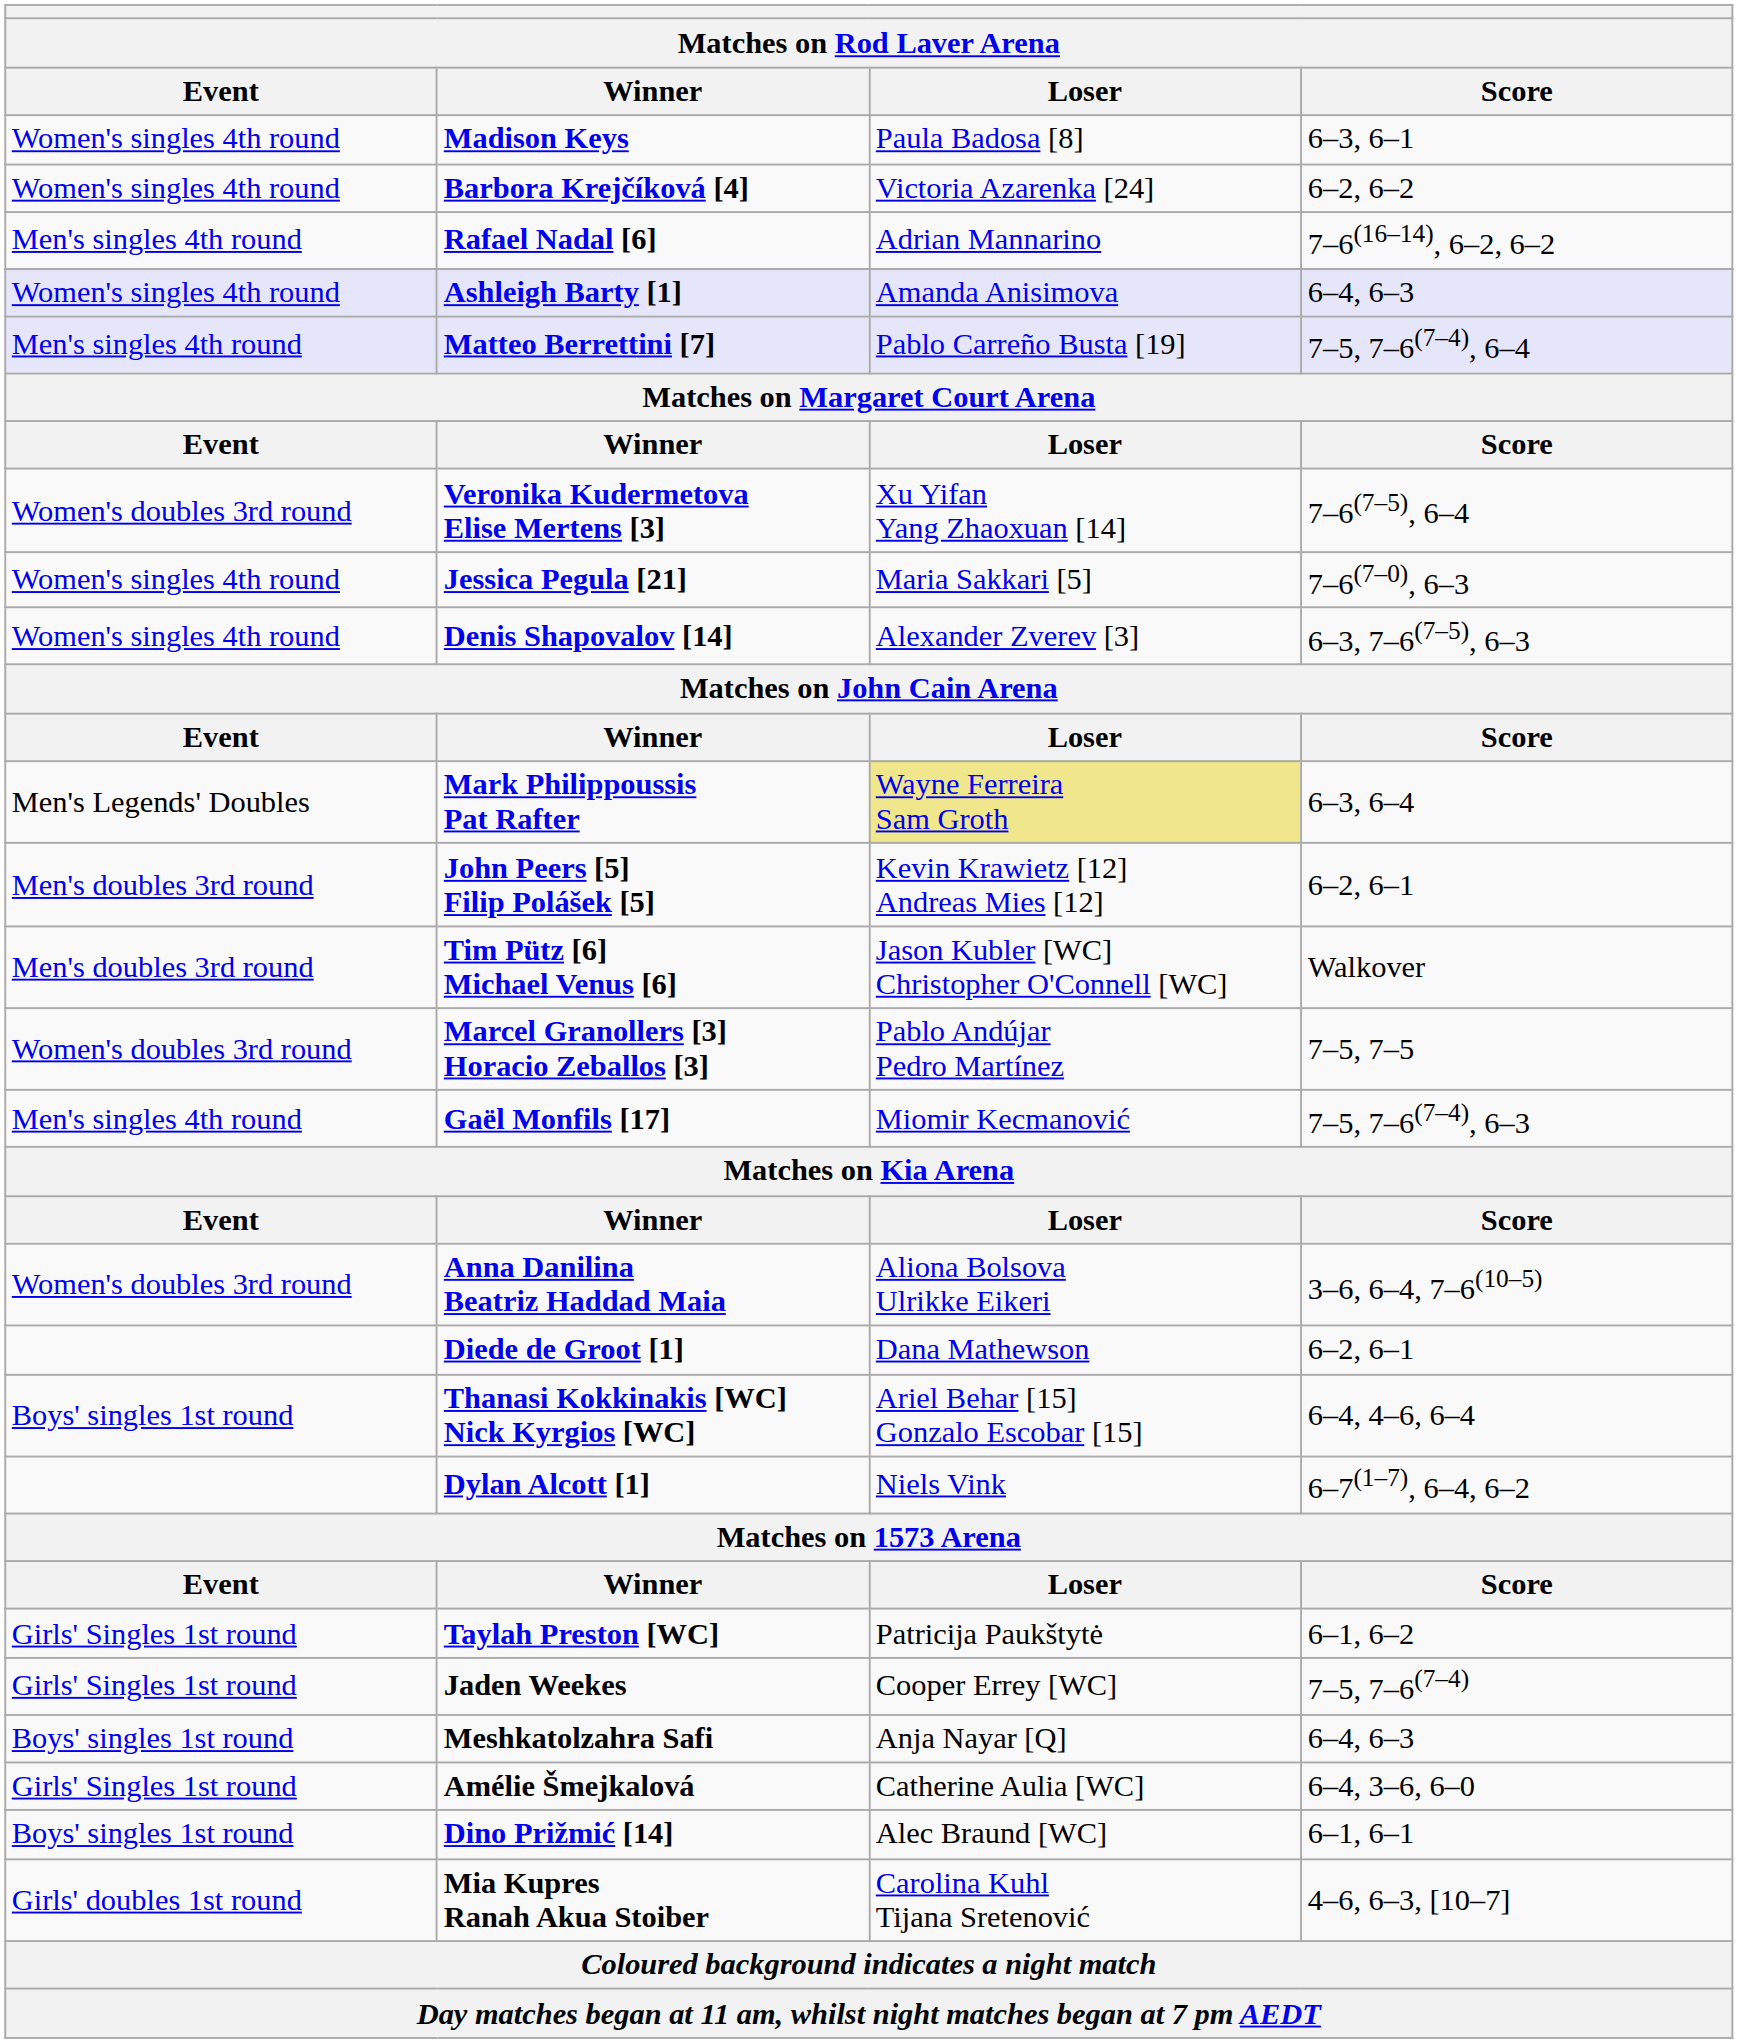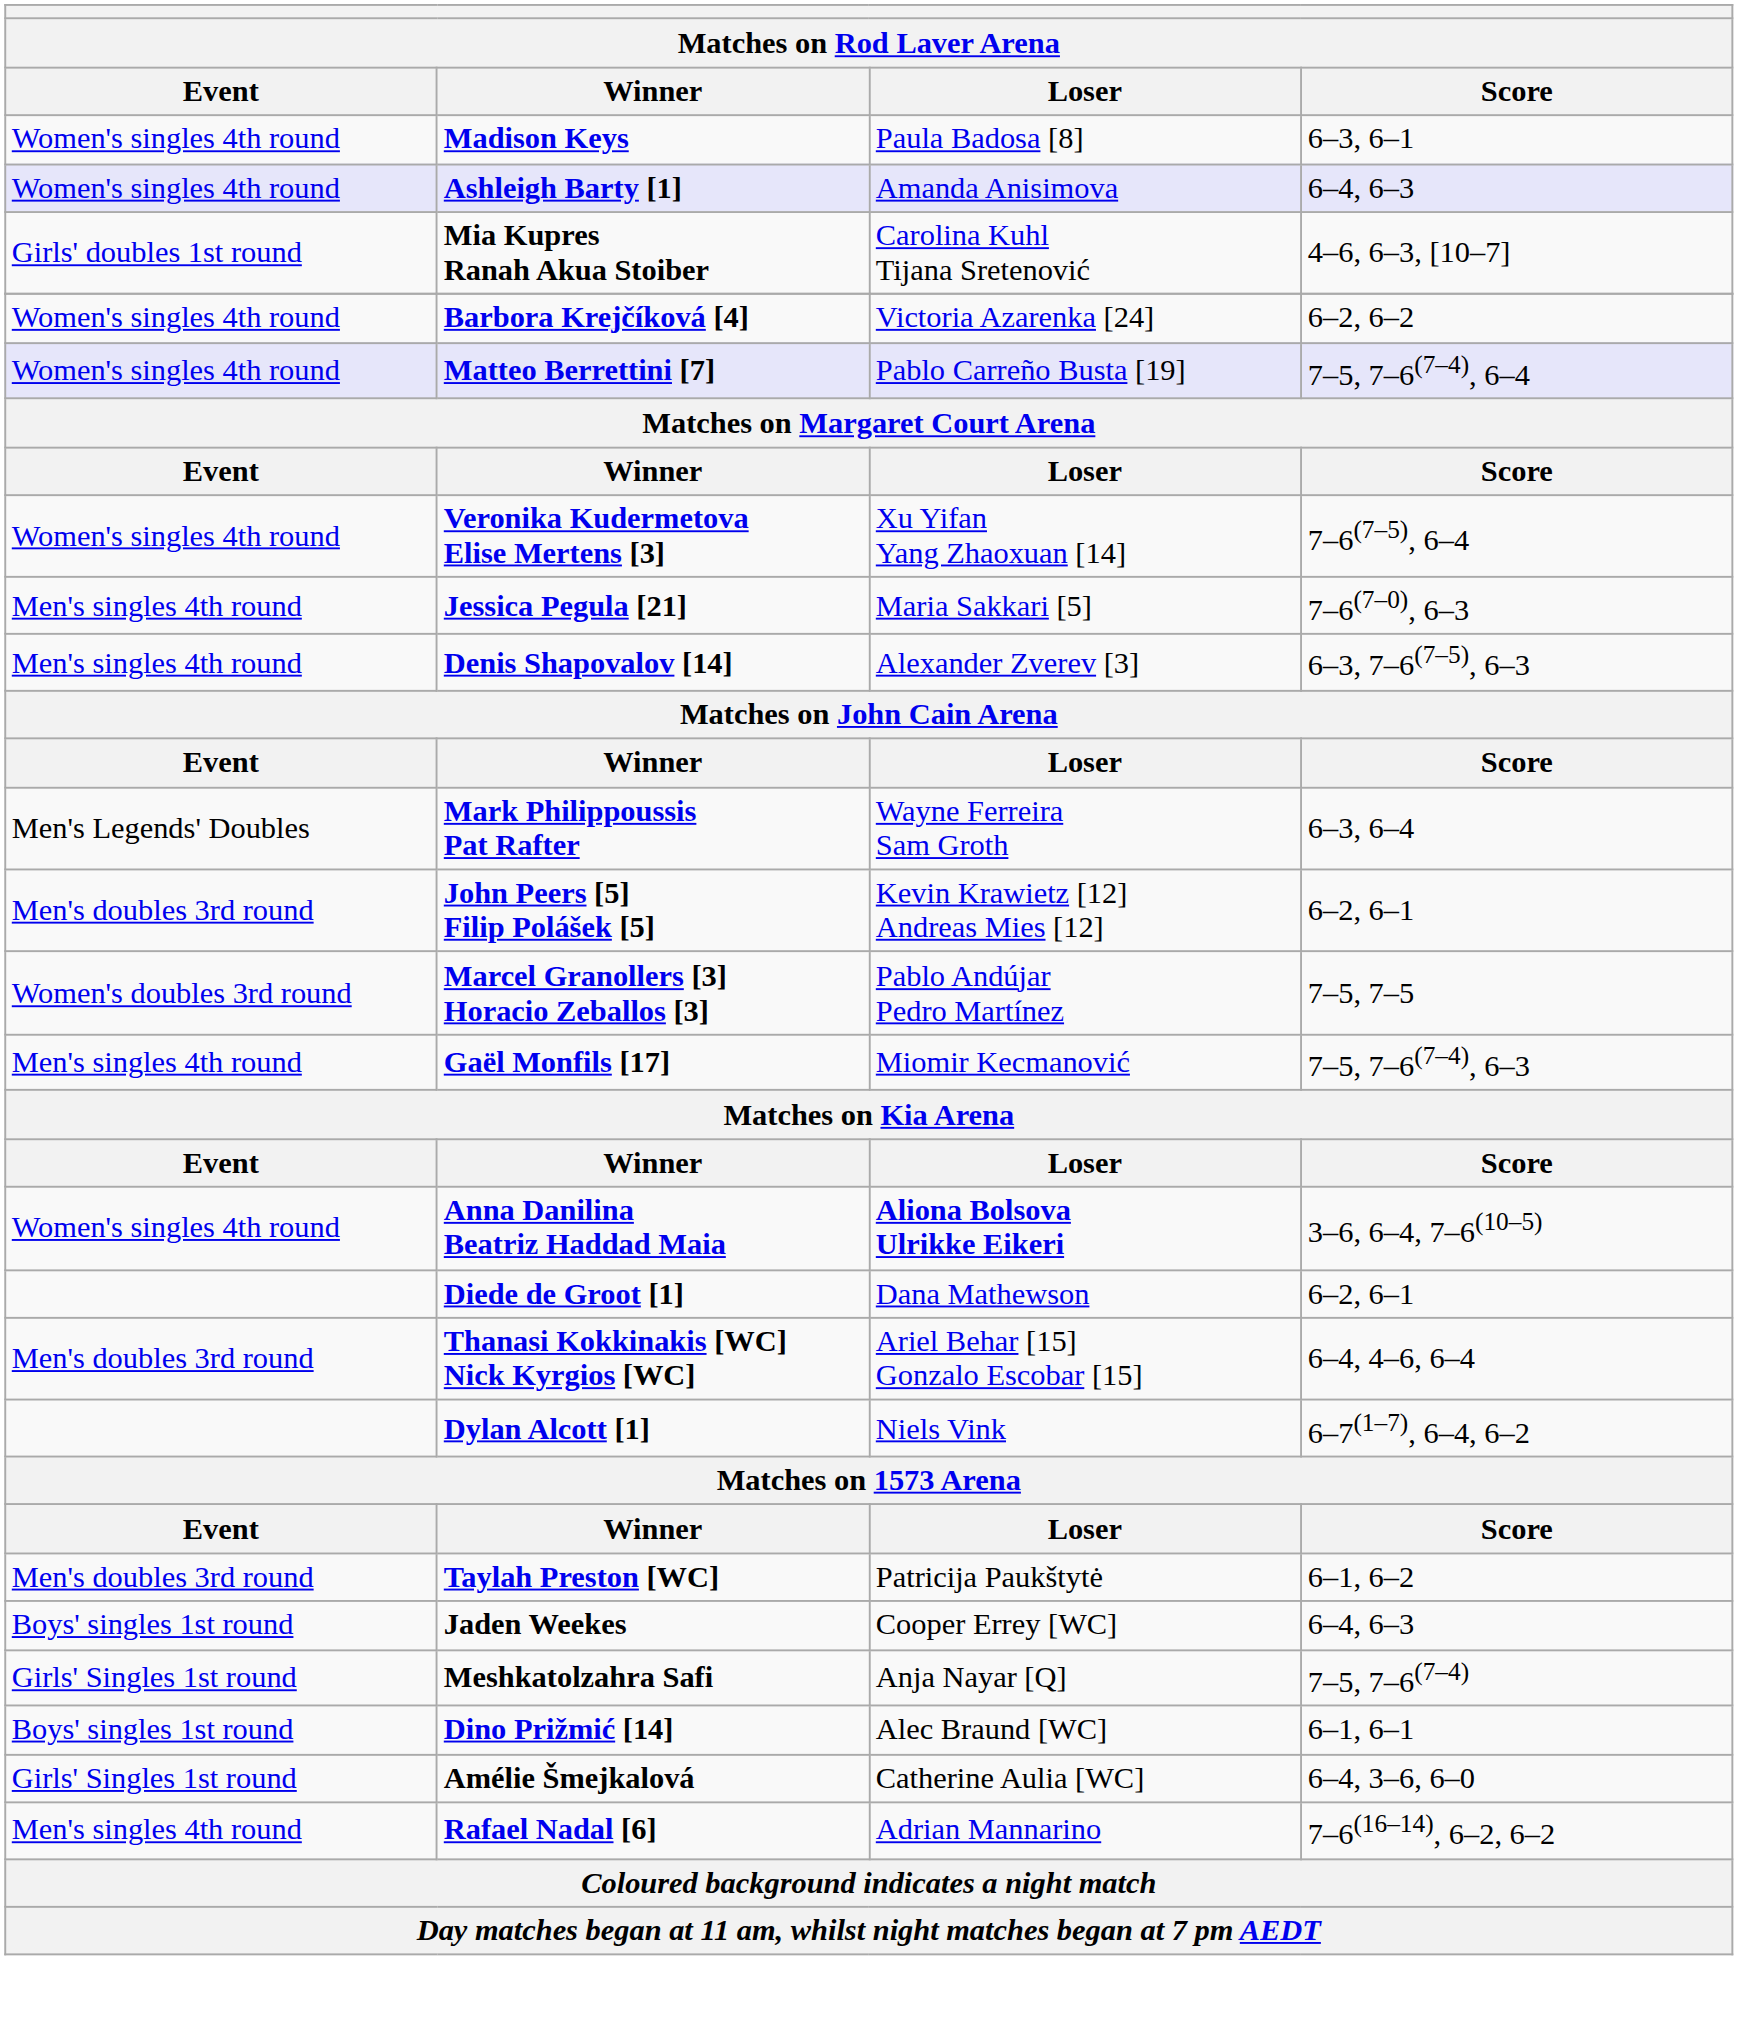rows swapped: (596, 187) <-> (563, 291)
rows swapped: (550, 239) <-> (576, 1899)
(157, 344) Men's singles 4th round -> (176, 370) Women's singles 4th round
(182, 510) Women's doubles 3rd round -> (176, 536) Women's singles 4th round
(176, 579) Women's singles 4th round -> (157, 605) Men's singles 4th round
(176, 635) Women's singles 4th round -> (157, 661) Men's singles 4th round
(970, 801) khaki background -> (970, 827) no background
- row: (560, 966)
(182, 1284) Women's doubles 3rd round -> (176, 1227) Women's singles 4th round
(971, 1284) normal -> (973, 1227) bold
(153, 1414) Boys' singles 1st round -> (163, 1358) Men's doubles 3rd round
(154, 1633) Girls' Singles 1st round -> (163, 1576) Men's doubles 3rd round
(154, 1685) Girls' Singles 1st round -> (153, 1624) Boys' singles 1st round
(1388, 1685) 7–5, 7–6(7–4) -> (1361, 1624) 6–4, 6–3
(153, 1737) Boys' singles 1st round -> (154, 1677) Girls' Singles 1st round
(1361, 1737) 6–4, 6–3 -> (1388, 1677) 7–5, 7–6(7–4)
rows swapped: (569, 1785) <-> (559, 1834)
